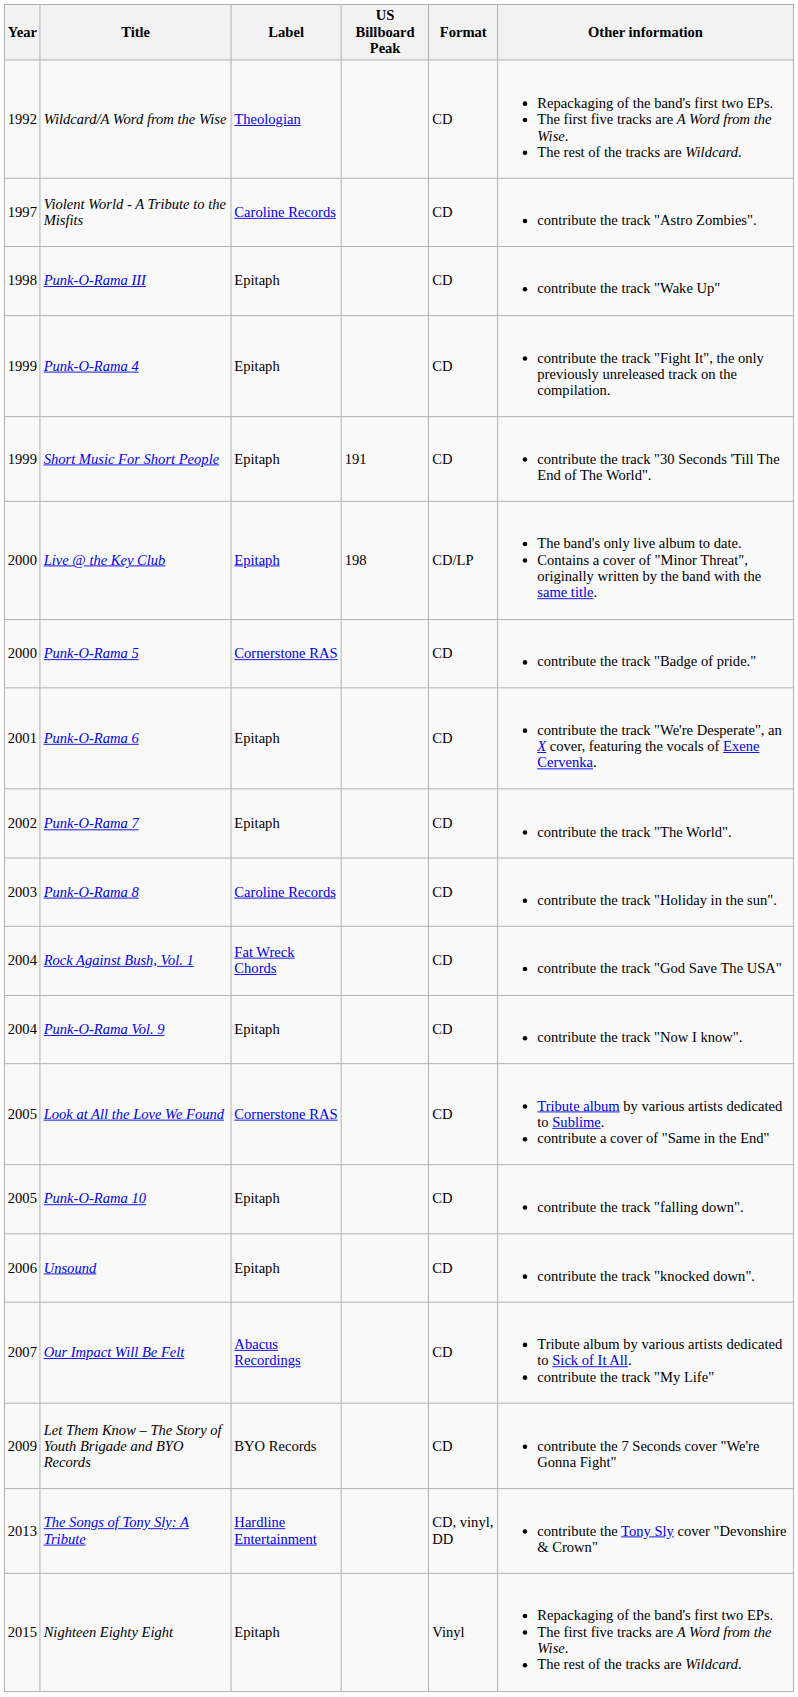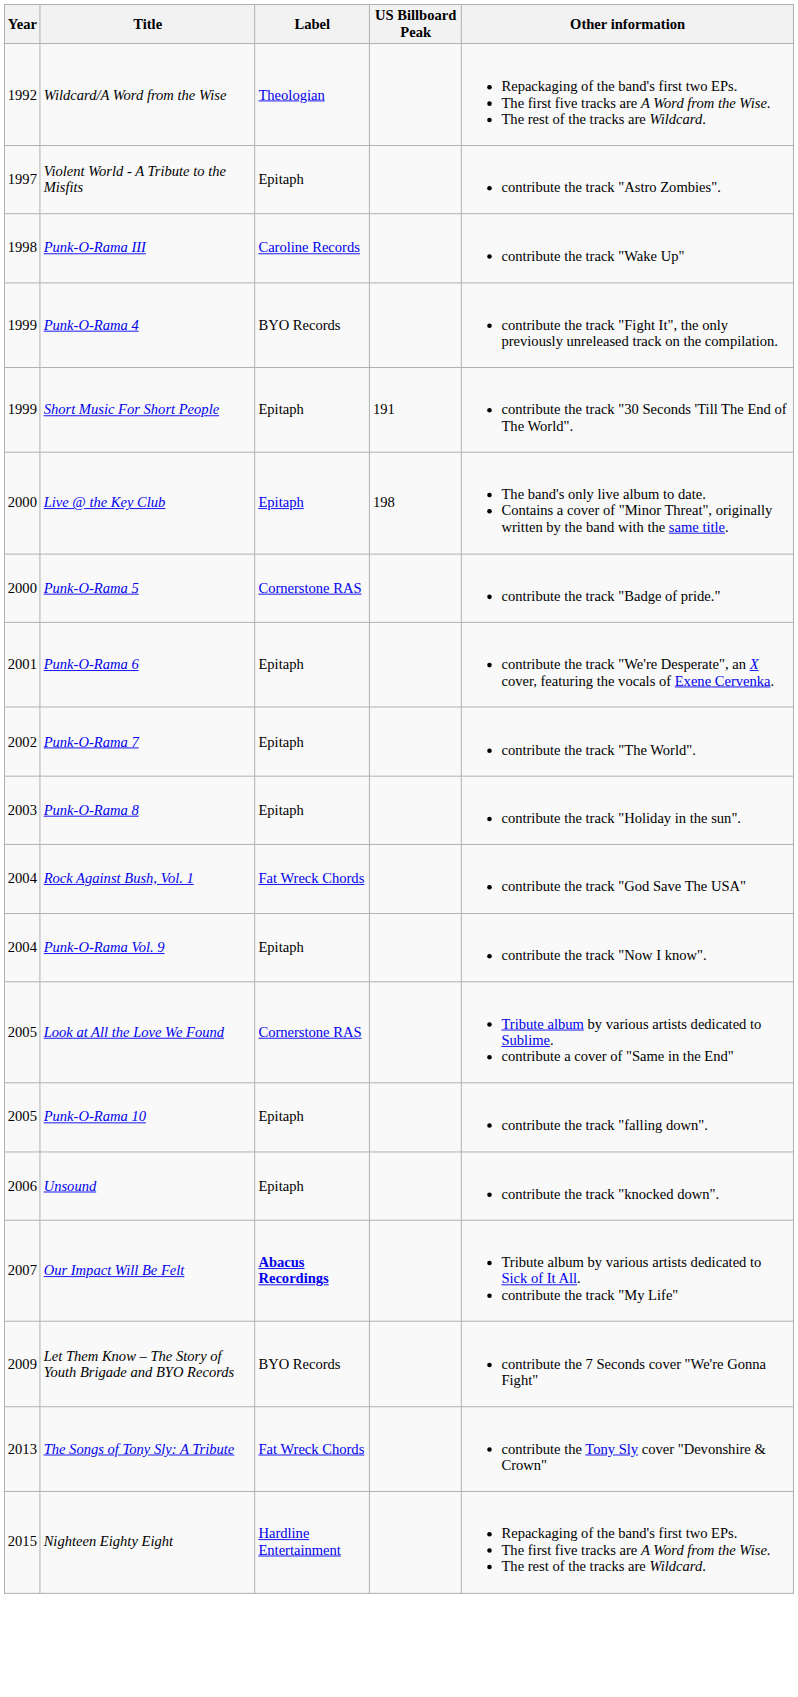- column: (463, 32)
(285, 212) Caroline Records -> (281, 179) Epitaph
(257, 280) Epitaph -> (309, 248) Caroline Records
(257, 365) Epitaph -> (299, 324) BYO Records
(285, 892) Caroline Records -> (281, 810) Epitaph
(268, 1352) normal -> (294, 1270) bold
(276, 1530) Hardline Entertainment -> (311, 1449) Fat Wreck Chords
(257, 1632) Epitaph -> (300, 1542) Hardline Entertainment
